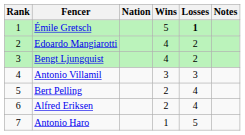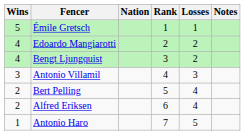columns swapped: (18, 12) <-> (166, 12)
(195, 28) bold -> (195, 28) normal
